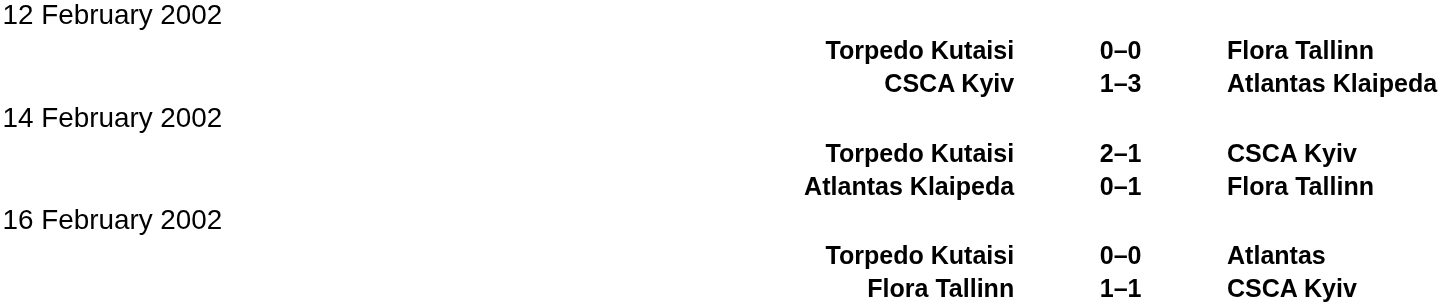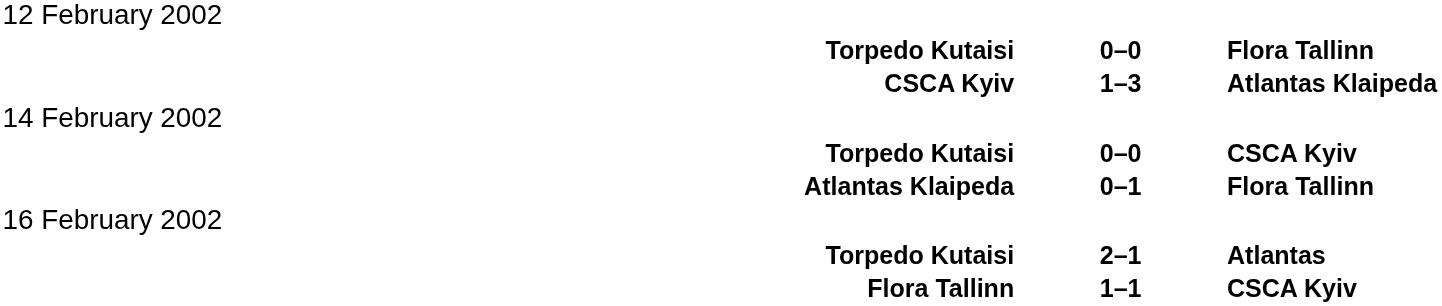(1121, 153) 2–1 -> (1121, 153) 0–0
(1121, 255) 0–0 -> (1121, 255) 2–1
